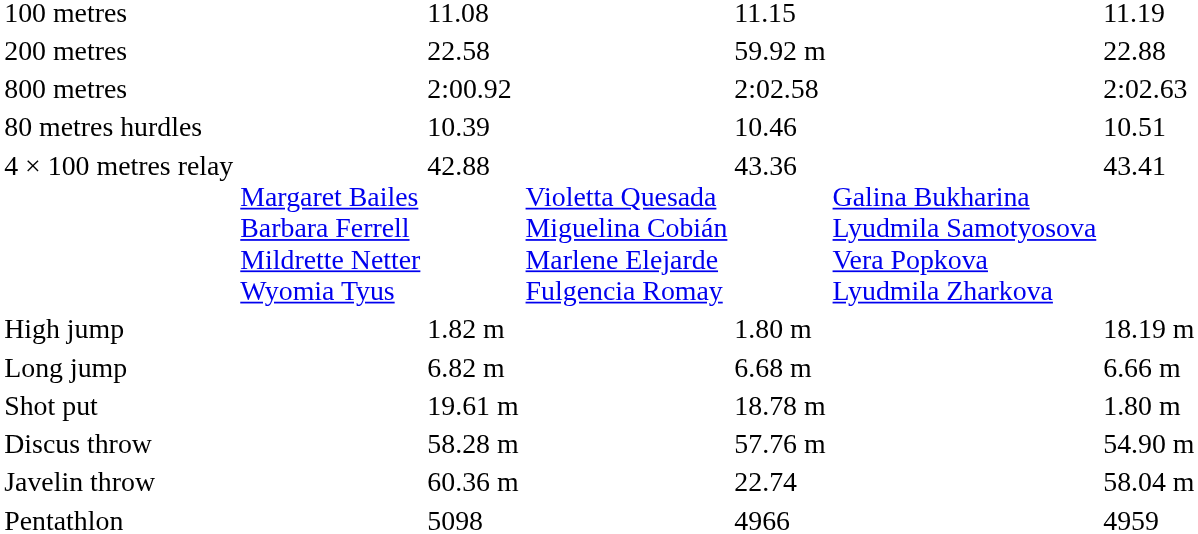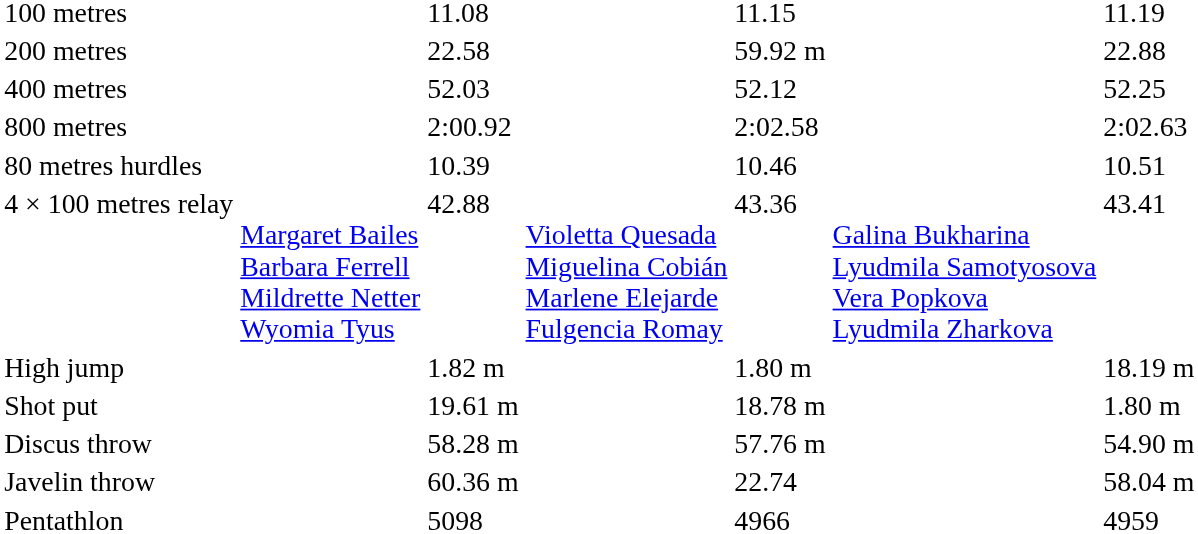+ row: (66, 89)
- row: (66, 367)
